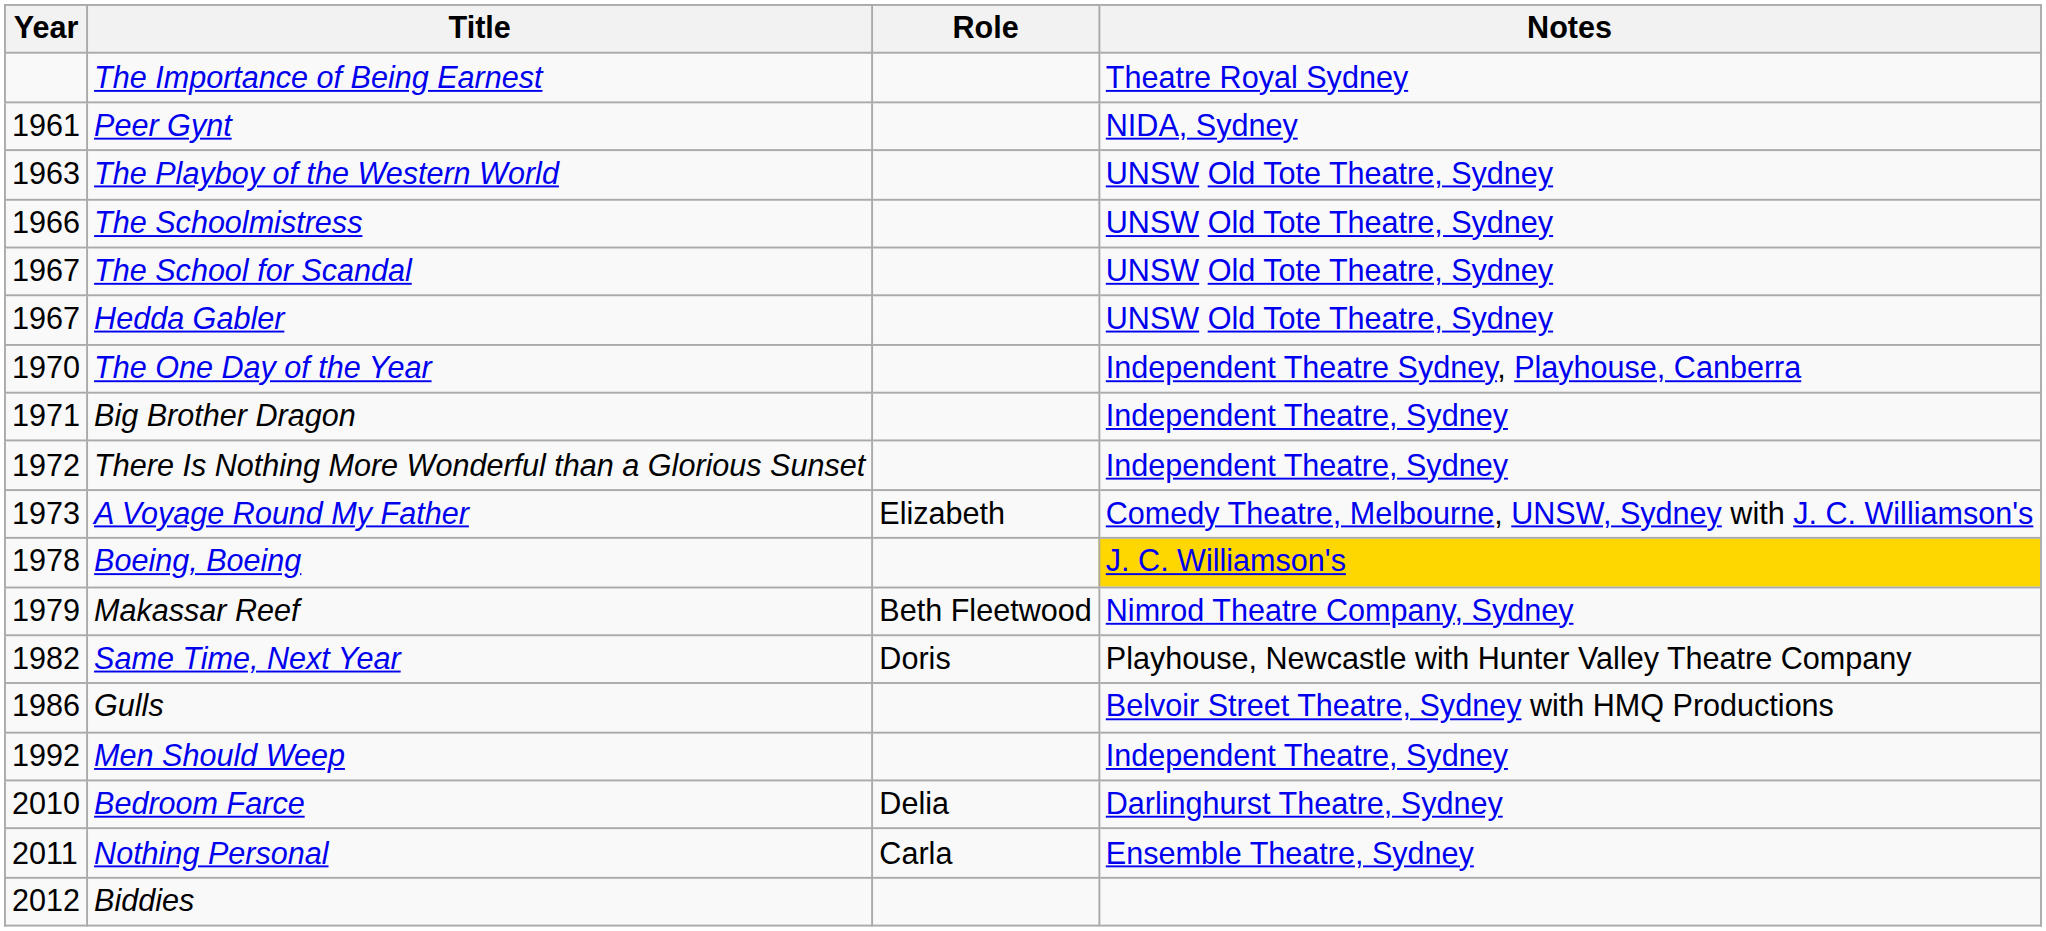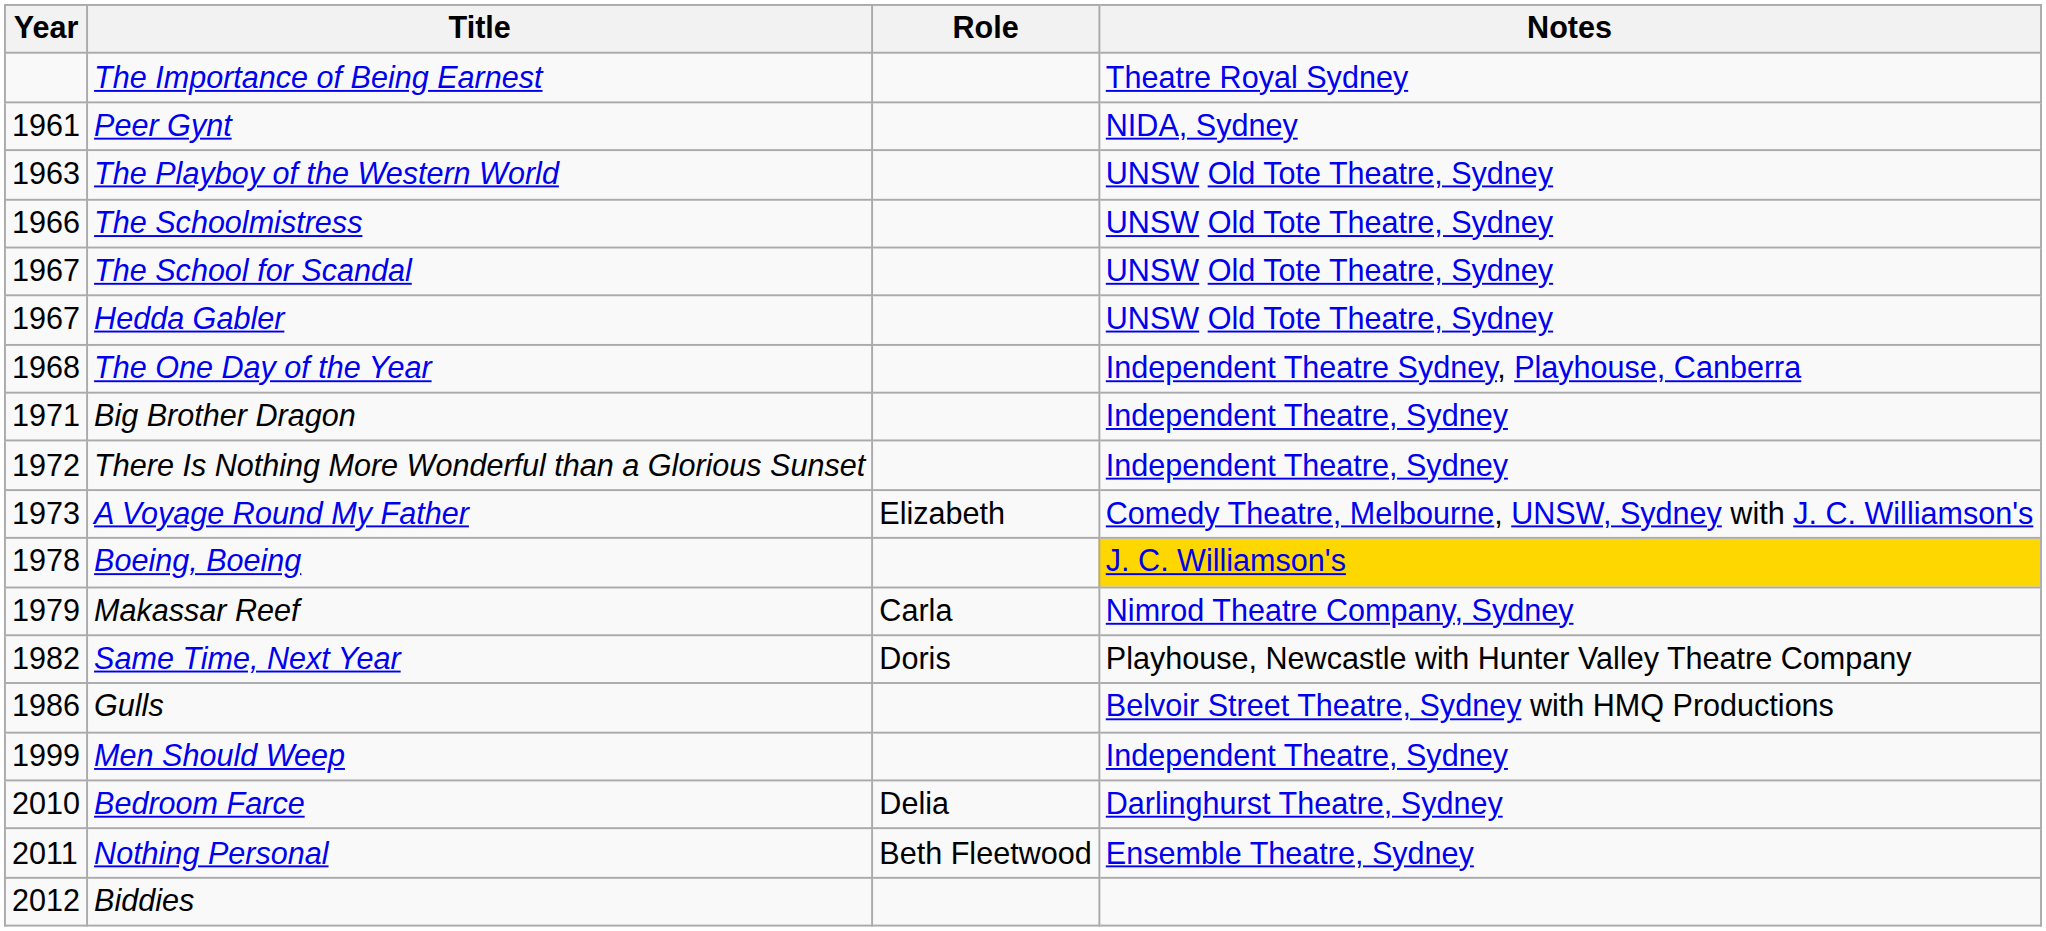(46, 367) 1970 -> (46, 367) 1968
(986, 610) Beth Fleetwood -> (916, 610) Carla
(46, 755) 1992 -> (46, 755) 1999
(916, 852) Carla -> (986, 852) Beth Fleetwood
